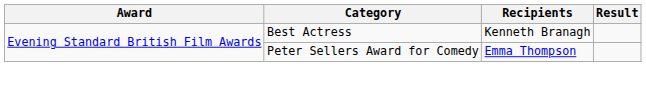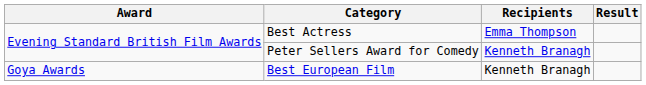(538, 33) Kenneth Branagh -> (530, 33) Emma Thompson
(530, 52) Emma Thompson -> (538, 52) Kenneth Branagh
+ row: (331, 71)
